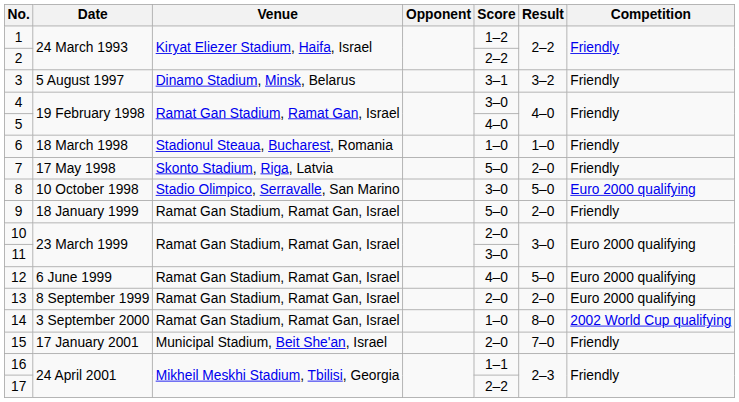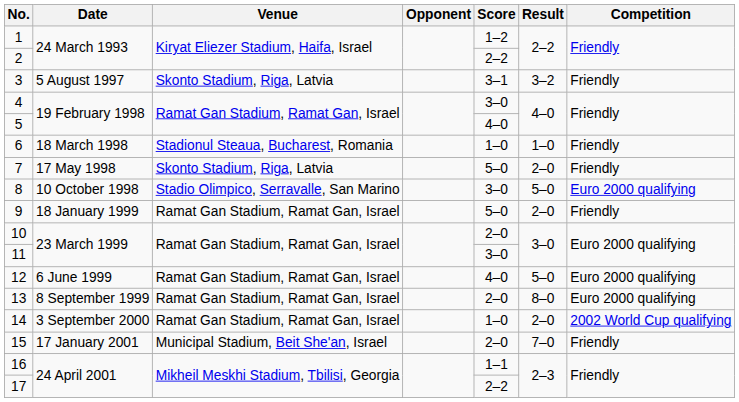(255, 80) Dinamo Stadium, Minsk, Belarus -> (244, 80) Skonto Stadium, Riga, Latvia
(543, 299) 2–0 -> (543, 299) 8–0
(543, 320) 8–0 -> (543, 320) 2–0
